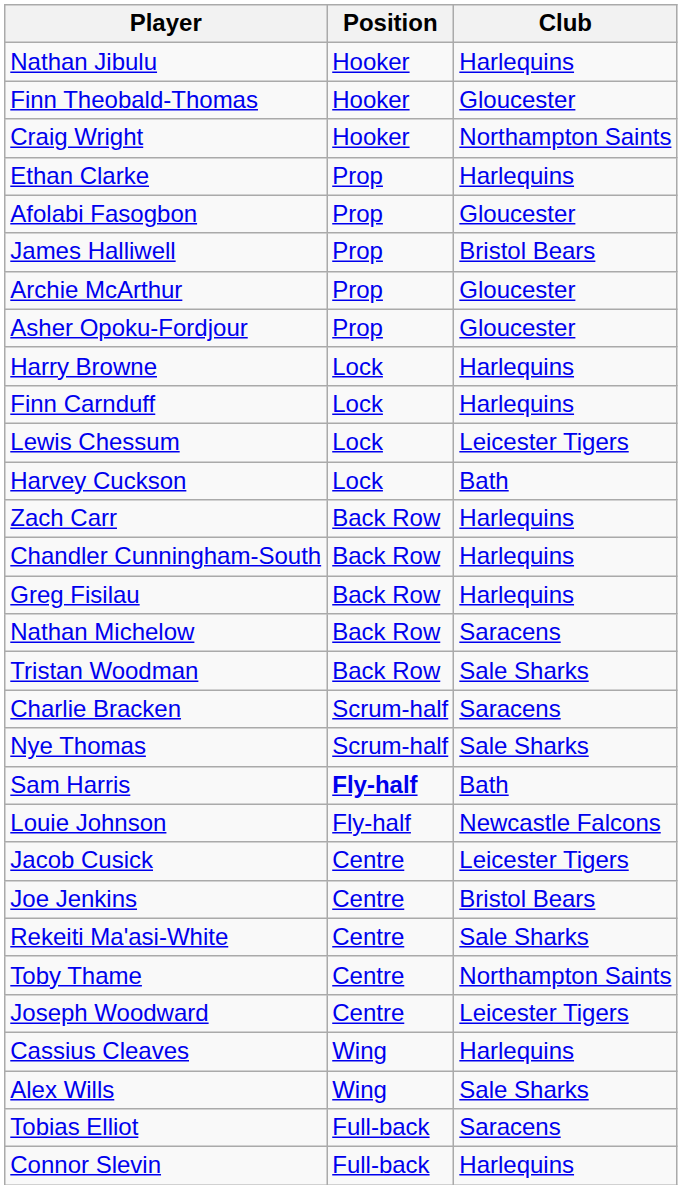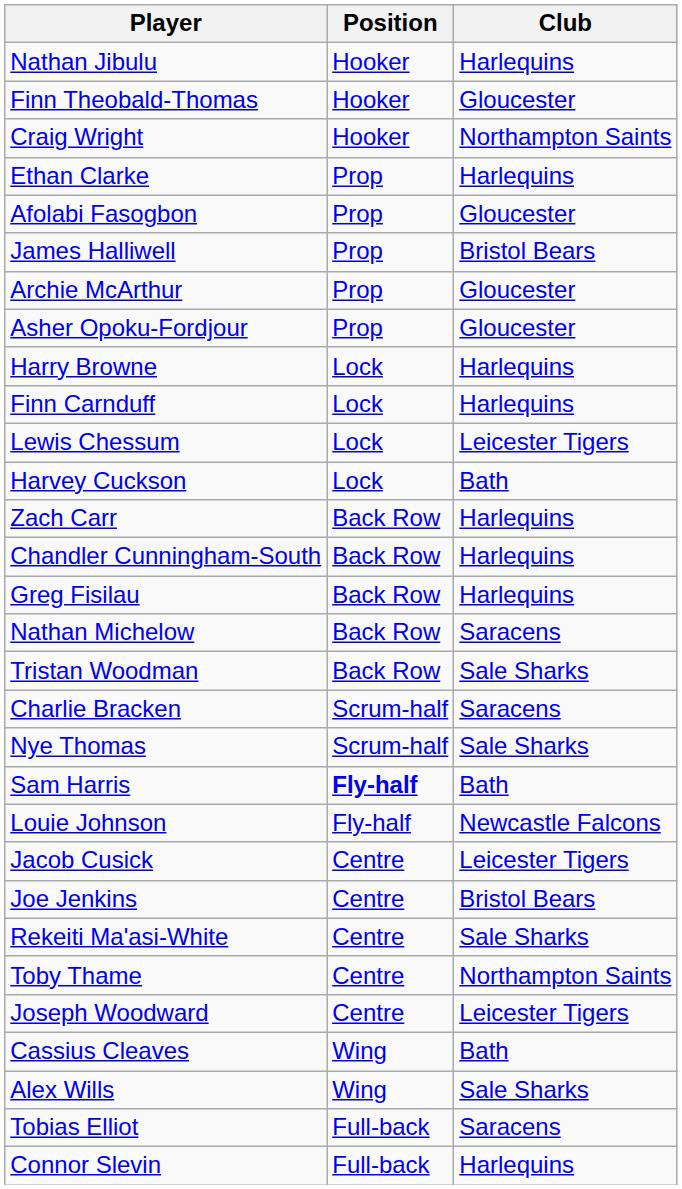(517, 1051) Harlequins -> (484, 1051) Bath
